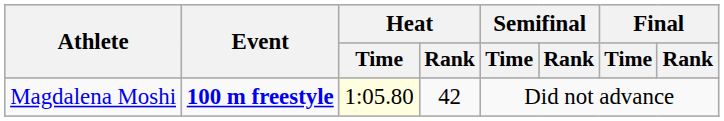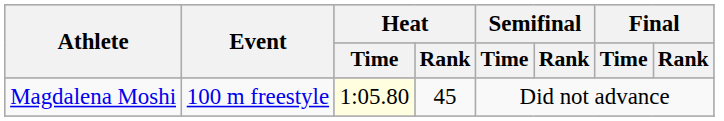(260, 97) bold -> (258, 97) normal
(450, 97) 42 -> (445, 97) 45
